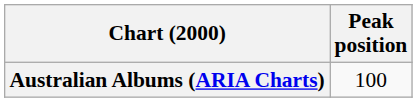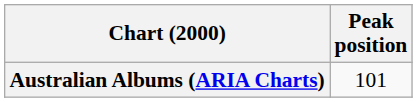(371, 79) 100 -> (371, 79) 101
